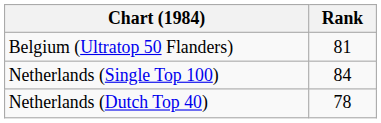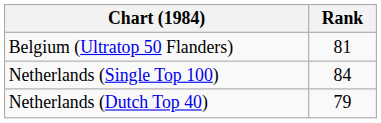(342, 103) 78 -> (342, 103) 79
